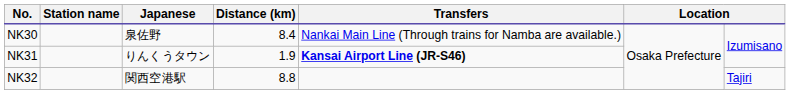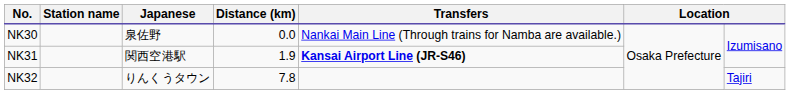(287, 35) 8.4 -> (287, 35) 0.0
(168, 56) りんくうタウン -> (156, 56) 関西空港駅
(156, 78) 関西空港駅 -> (168, 78) りんくうタウン
(287, 78) 8.8 -> (287, 78) 7.8
